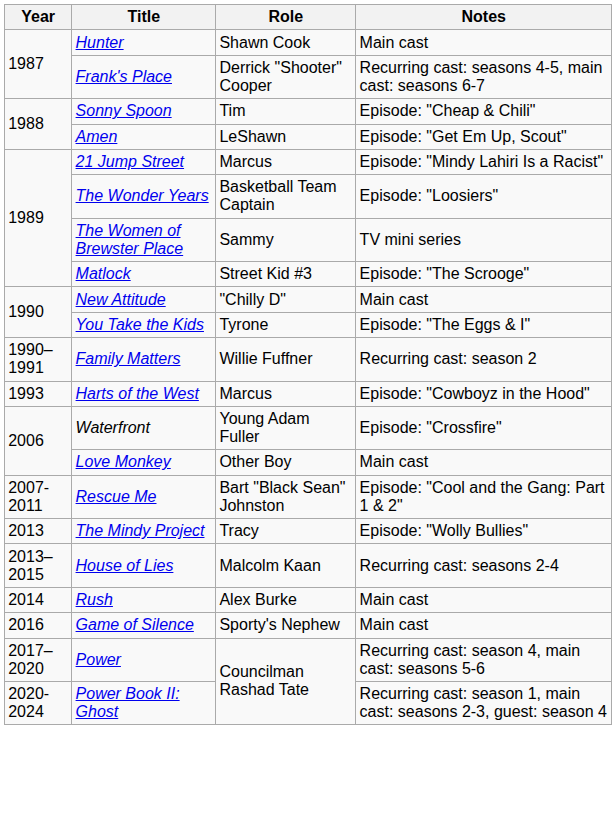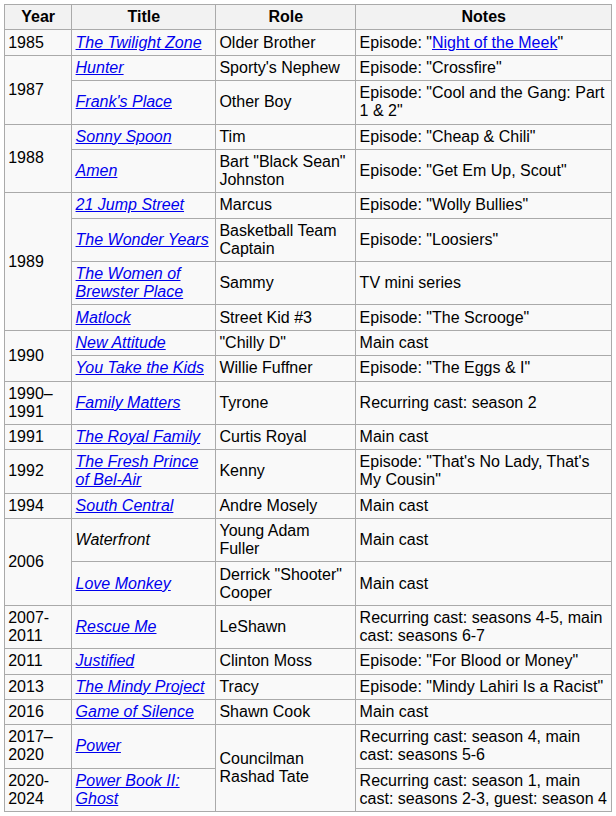+ row: (139, 42)
(265, 42) Shawn Cook -> (280, 67) Sporty's Nephew
(394, 42) Main cast -> (431, 67) Episode: "Crossfire"
(281, 76) Derrick "Shooter" Cooper -> (255, 102) Other Boy
(481, 76) Recurring cast: seasons 4-5, main cast: seasons 6-7 -> (482, 102) Episode: "Cool and the Gang: Part 1 & 2"
(253, 136) LeShawn -> (282, 171) Bart "Black Sean" Johnston
(481, 162) Episode: "Mindy Lahiri Is a Racist" -> (444, 205) Episode: "Wolly Bullies"
(244, 324) Tyrone -> (266, 368) Willie Fuffner
(266, 359) Willie Fuffner -> (244, 402) Tyrone
+ row: (138, 437)
+ row: (137, 471)
- row: (137, 393)
+ row: (124, 505)
(431, 428) Episode: "Crossfire" -> (394, 540) Main cast
(255, 462) Other Boy -> (281, 583) Derrick "Shooter" Cooper
(282, 496) Bart "Black Sean" Johnston -> (253, 626) LeShawn
(482, 496) Episode: "Cool and the Gang: Part 1 & 2" -> (481, 626) Recurring cast: seasons 4-5, main cast: seasons 6-7
+ row: (105, 661)
(444, 531) Episode: "Wolly Bullies" -> (481, 686) Episode: "Mindy Lahiri Is a Racist"
- row: (124, 565)
- row: (94, 599)
(280, 625) Sporty's Nephew -> (265, 712) Shawn Cook
